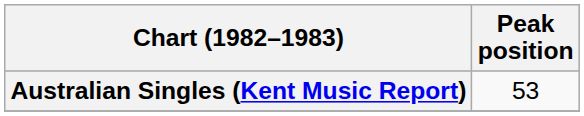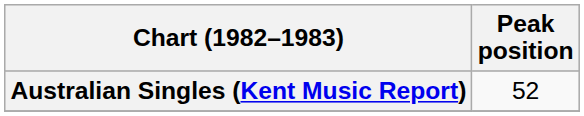(526, 90) 53 -> (526, 90) 52
